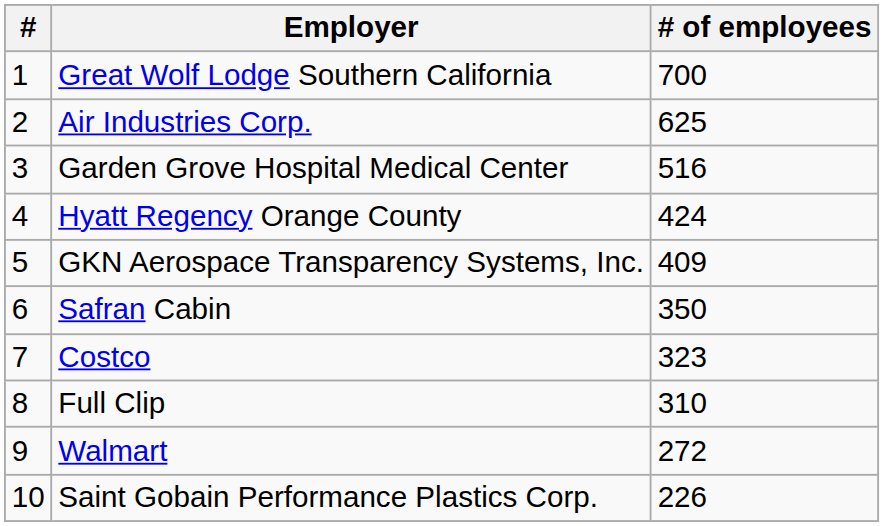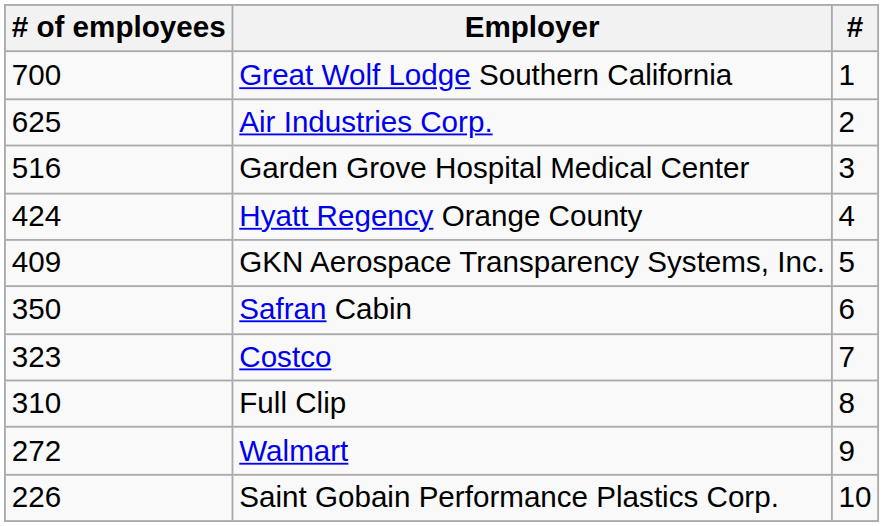columns swapped: (28, 27) <-> (765, 27)
